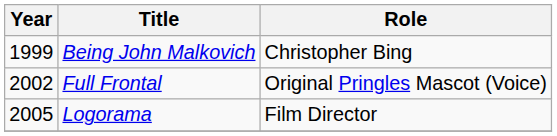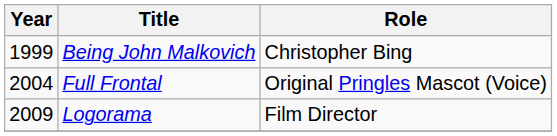(31, 83) 2002 -> (31, 83) 2004
(31, 114) 2005 -> (31, 114) 2009
